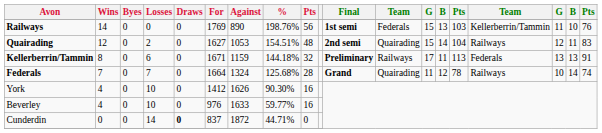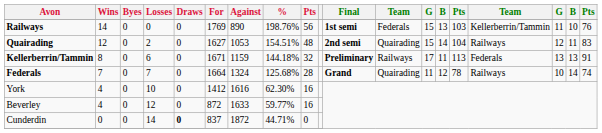(240, 89) 1626 -> (240, 89) 1616
(280, 89) 90.30% -> (280, 89) 62.30%
(151, 104) 10 -> (151, 104) 12
(214, 104) 976 -> (214, 104) 872
